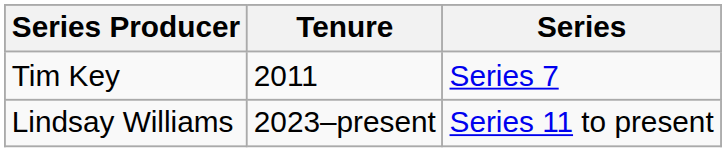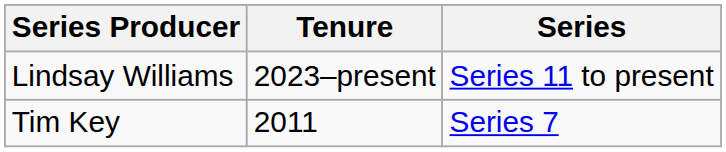rows swapped: (66, 75) <-> (123, 122)
